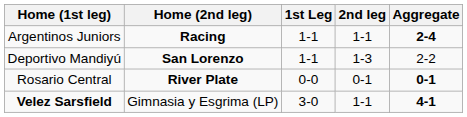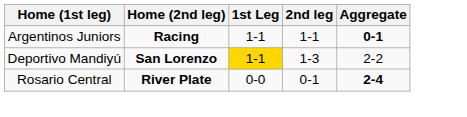(426, 36) 2-4 -> (373, 36) 0-1
(308, 58) no background -> (256, 58) gold background
(426, 79) 0-1 -> (373, 79) 2-4
- row: (64, 101)
